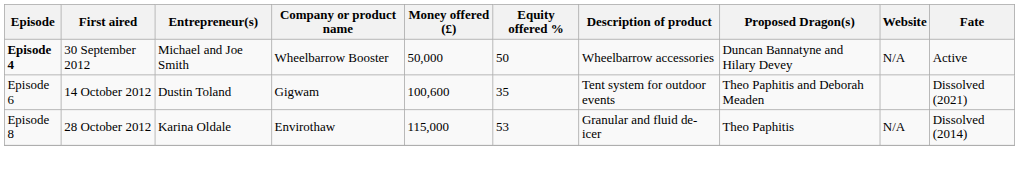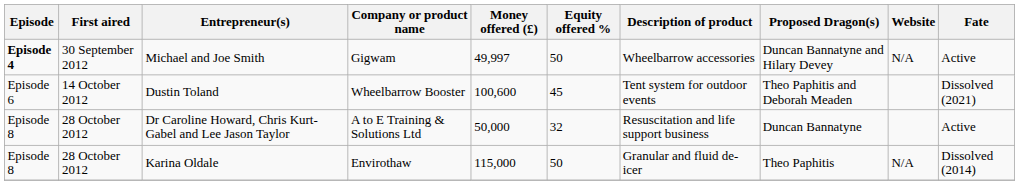(332, 57) Wheelbarrow Booster -> (373, 57) Gigwam
(425, 57) 50,000 -> (492, 57) 49,997
(297, 92) Gigwam -> (408, 92) Wheelbarrow Booster
(503, 92) 35 -> (556, 92) 45
+ row: (232, 127)
(503, 127) 53 -> (556, 162) 50
